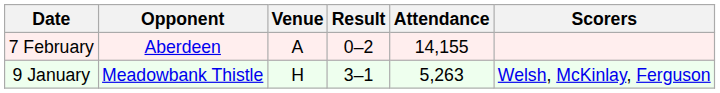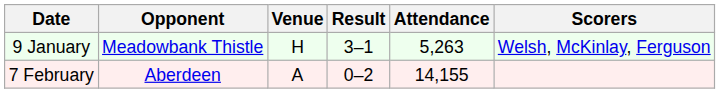rows swapped: (51, 75) <-> (51, 47)
